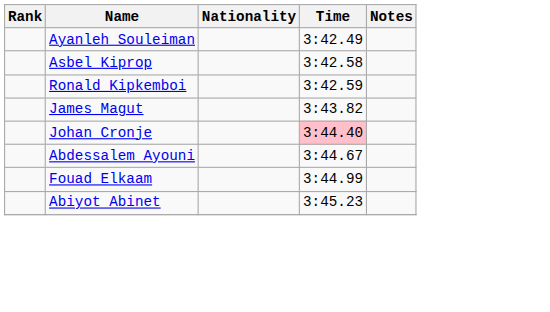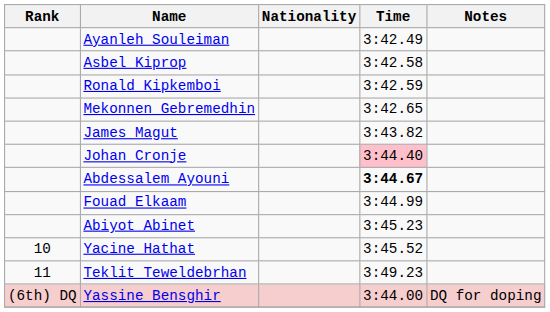+ row: (169, 109)
(333, 156) normal -> (393, 179) bold
+ row: (139, 249)
+ row: (165, 273)
+ row: (152, 296)
